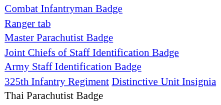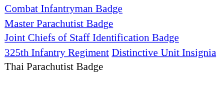- row: (28, 23)
- row: (73, 67)
